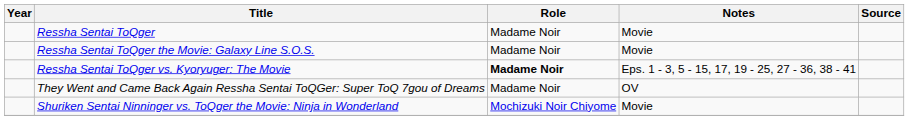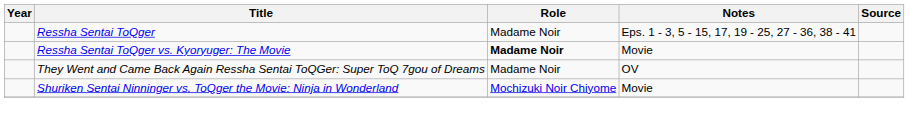(637, 32) Movie -> (739, 32) Eps. 1 - 3, 5 - 15, 17, 19 - 25, 27 - 36, 38 - 41
- row: (176, 50)
(739, 69) Eps. 1 - 3, 5 - 15, 17, 19 - 25, 27 - 36, 38 - 41 -> (637, 50) Movie
